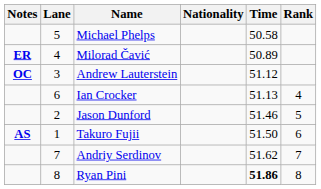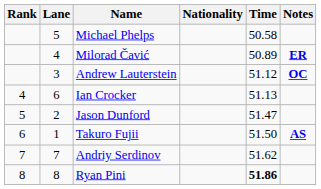columns swapped: (298, 14) <-> (22, 14)
(264, 114) 51.46 -> (263, 114) 51.47
